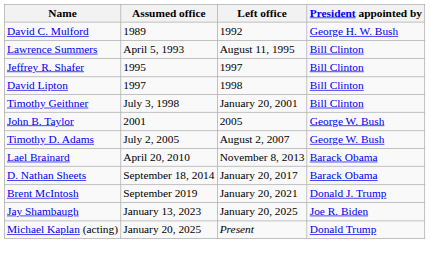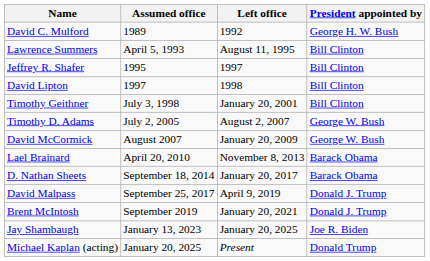- row: (40, 121)
+ row: (50, 139)
+ row: (41, 193)
